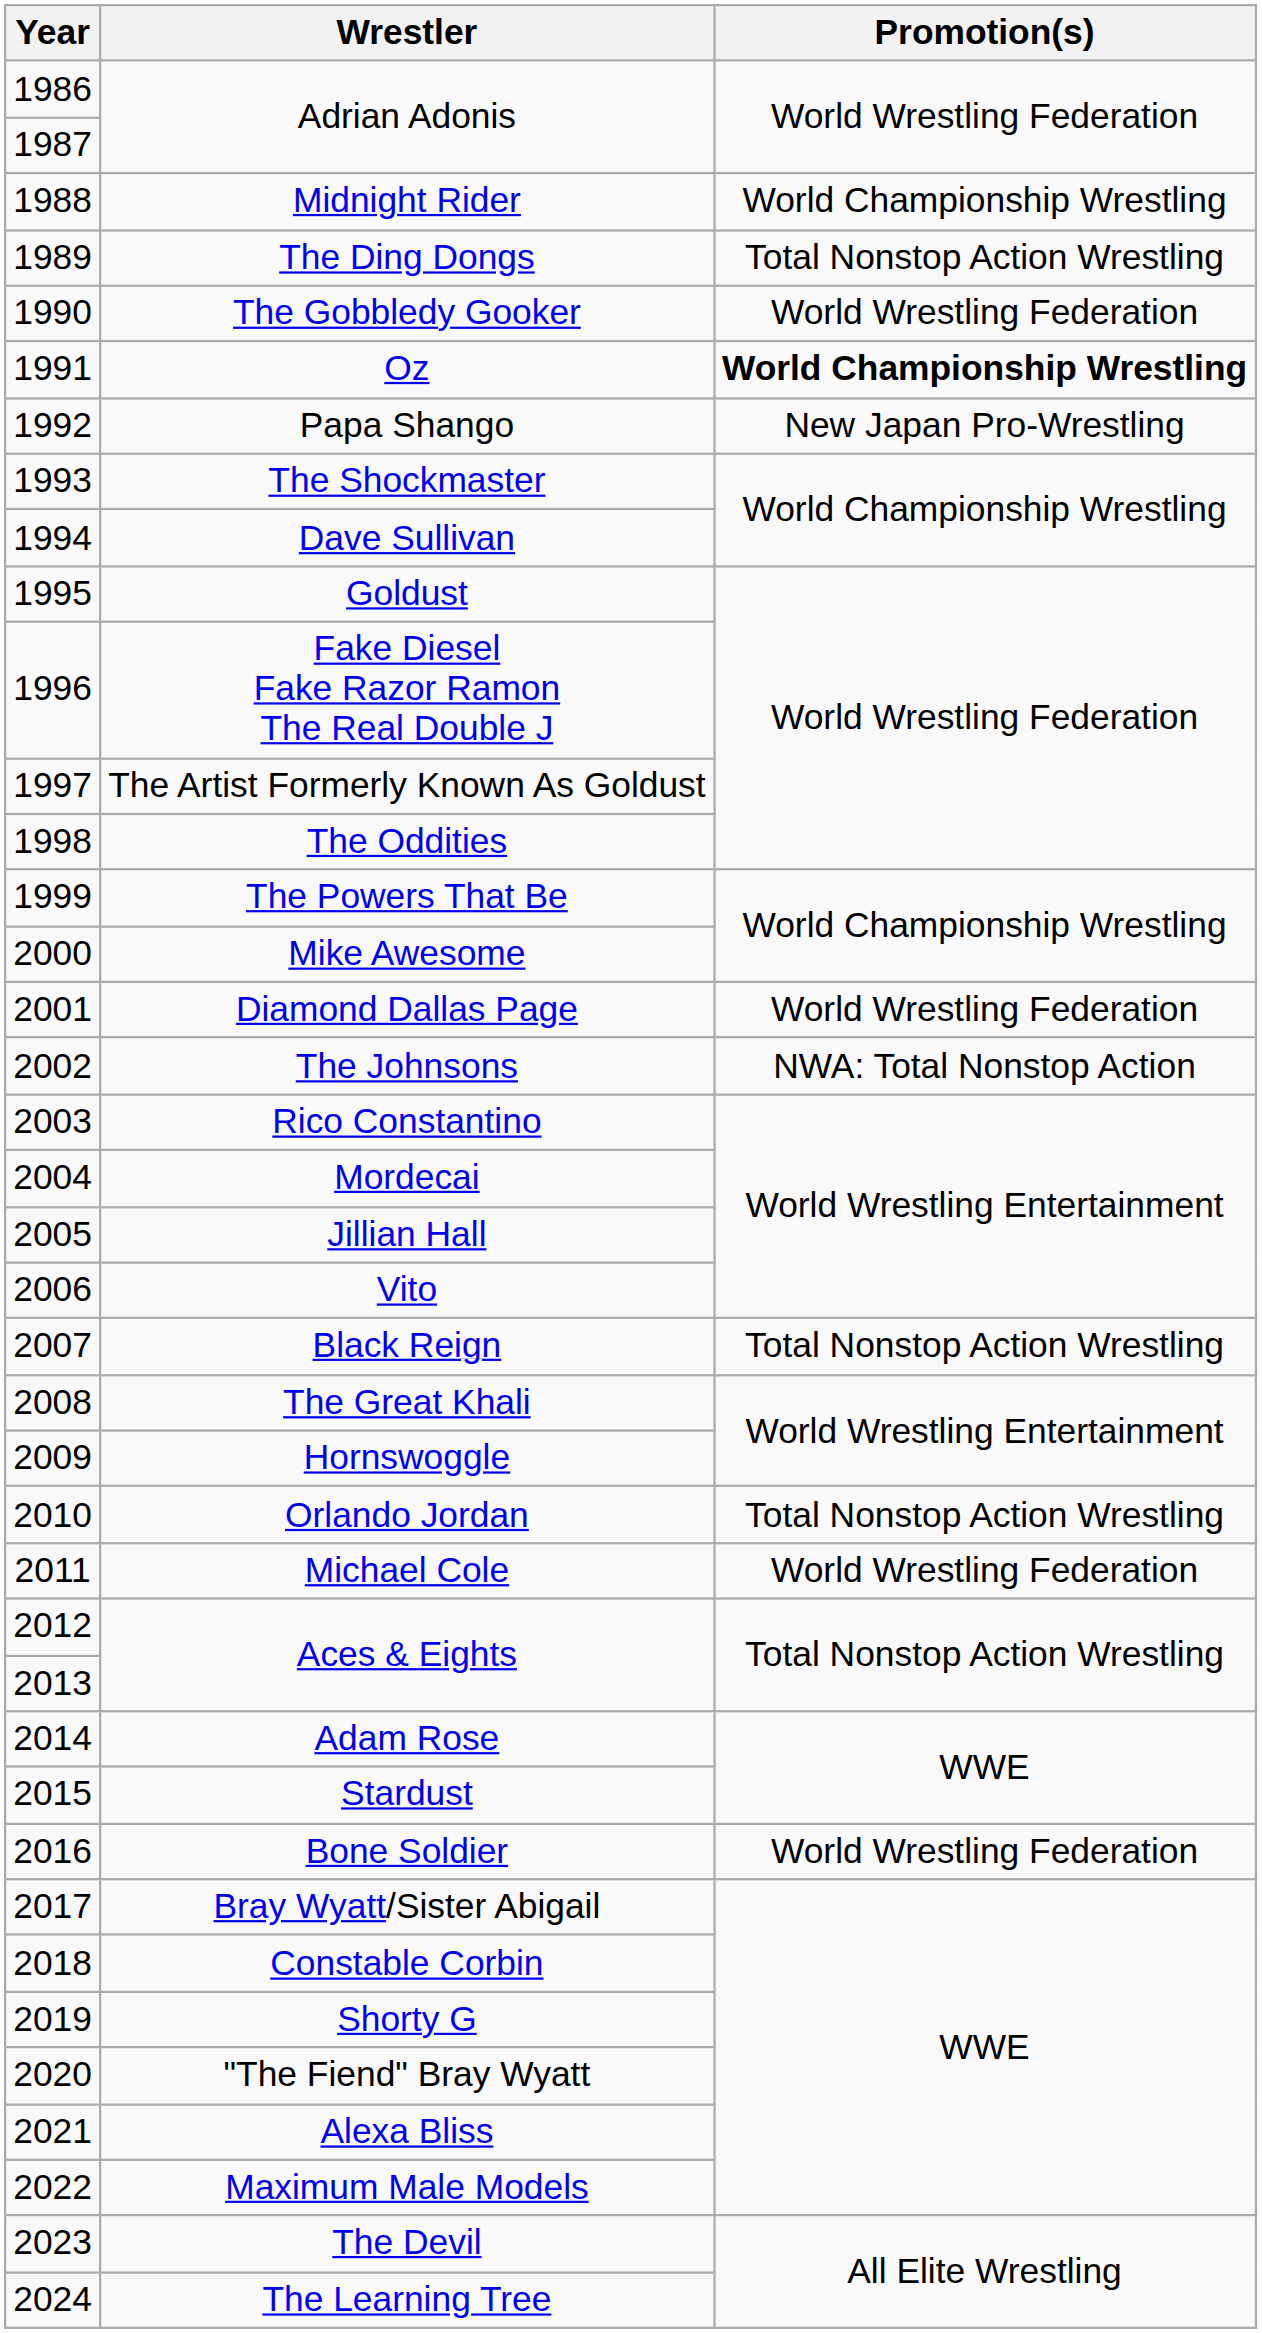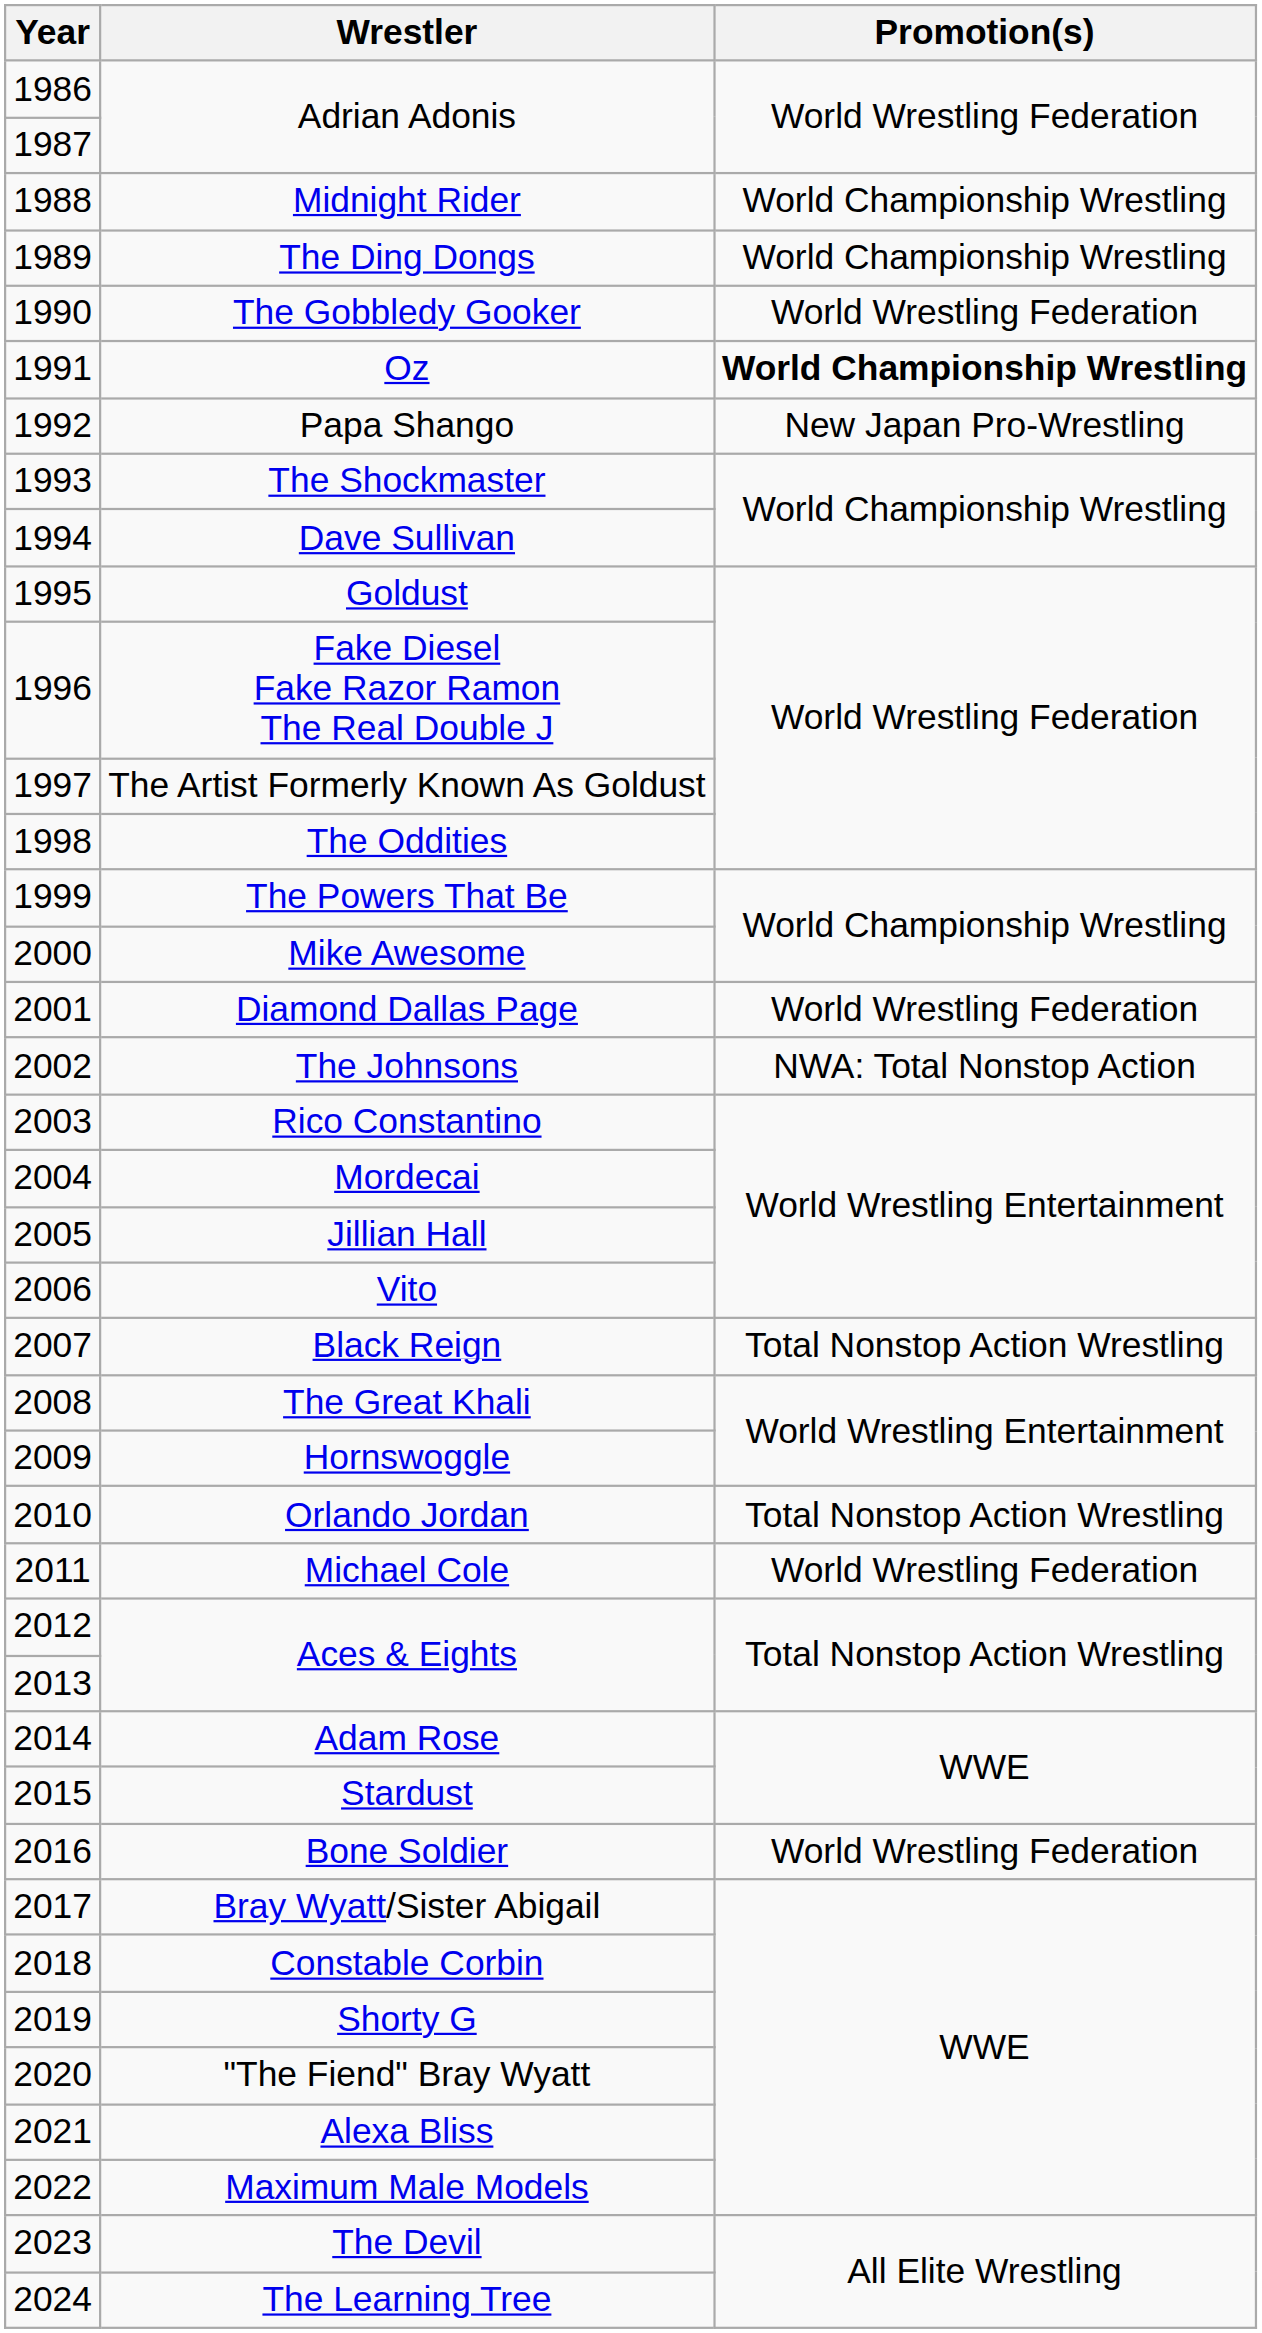(985, 256) Total Nonstop Action Wrestling -> (985, 256) World Championship Wrestling
